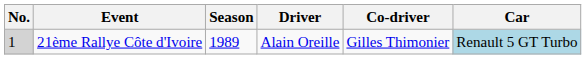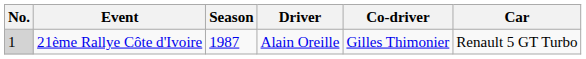(224, 41) 1989 -> (224, 41) 1987
(517, 41) lightblue background -> (517, 41) no background
